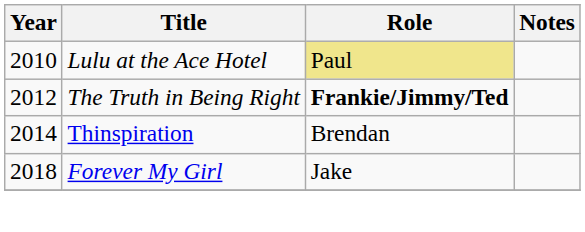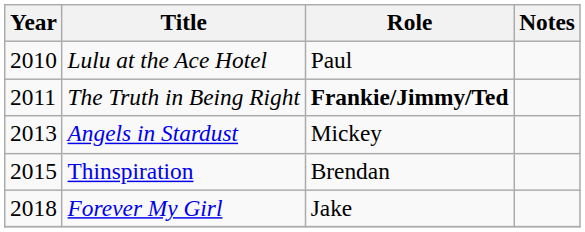(331, 60) khaki background -> (331, 60) no background
(33, 97) 2012 -> (33, 97) 2011
+ row: (153, 134)
(33, 134) 2014 -> (33, 171) 2015
